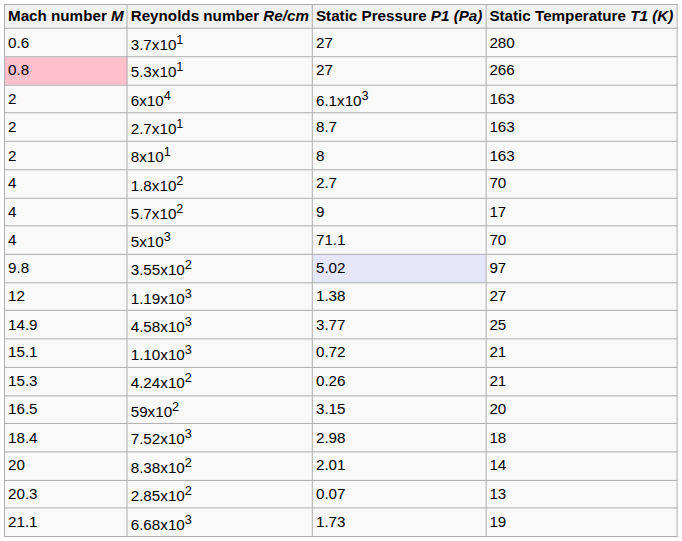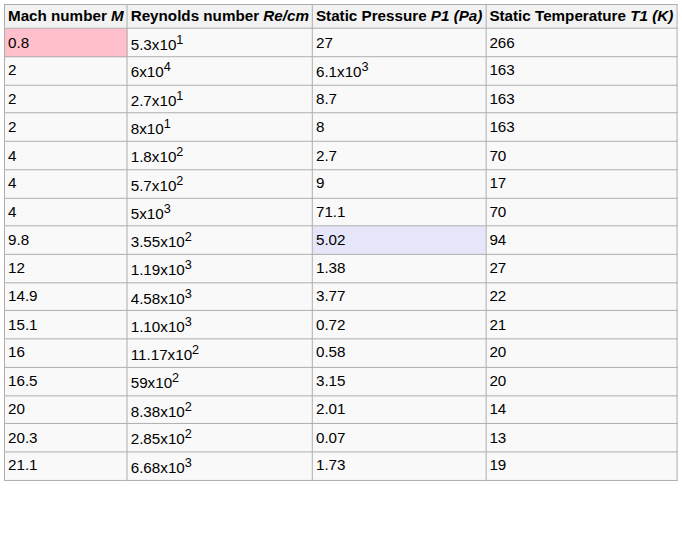- row: (157, 42)
(498, 268) 97 -> (498, 240) 94
(498, 324) 25 -> (498, 296) 22
- row: (161, 381)
+ row: (165, 353)
- row: (161, 437)
